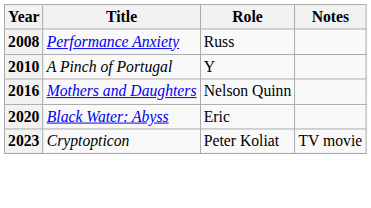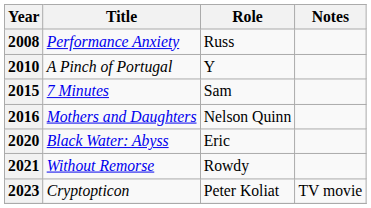+ row: (24, 91)
+ row: (24, 166)
